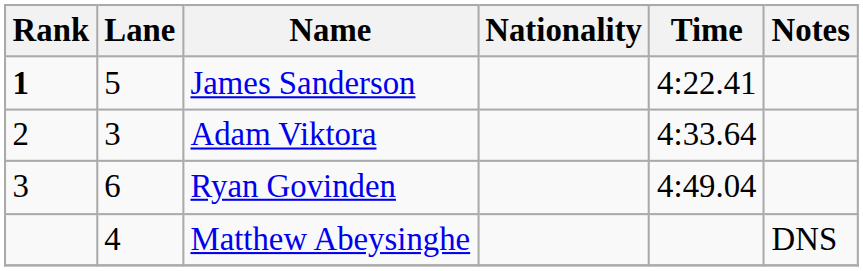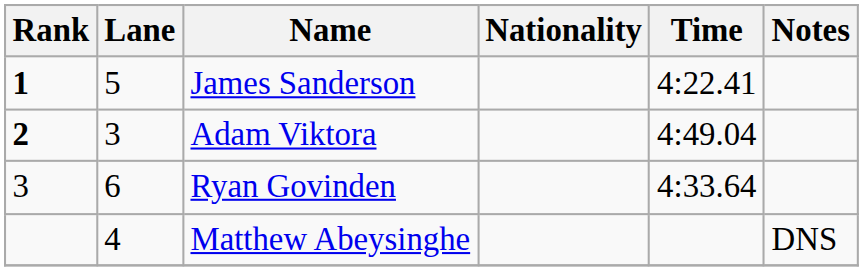(21, 134) normal -> (21, 134) bold
(707, 134) 4:33.64 -> (707, 134) 4:49.04
(707, 186) 4:49.04 -> (707, 186) 4:33.64
